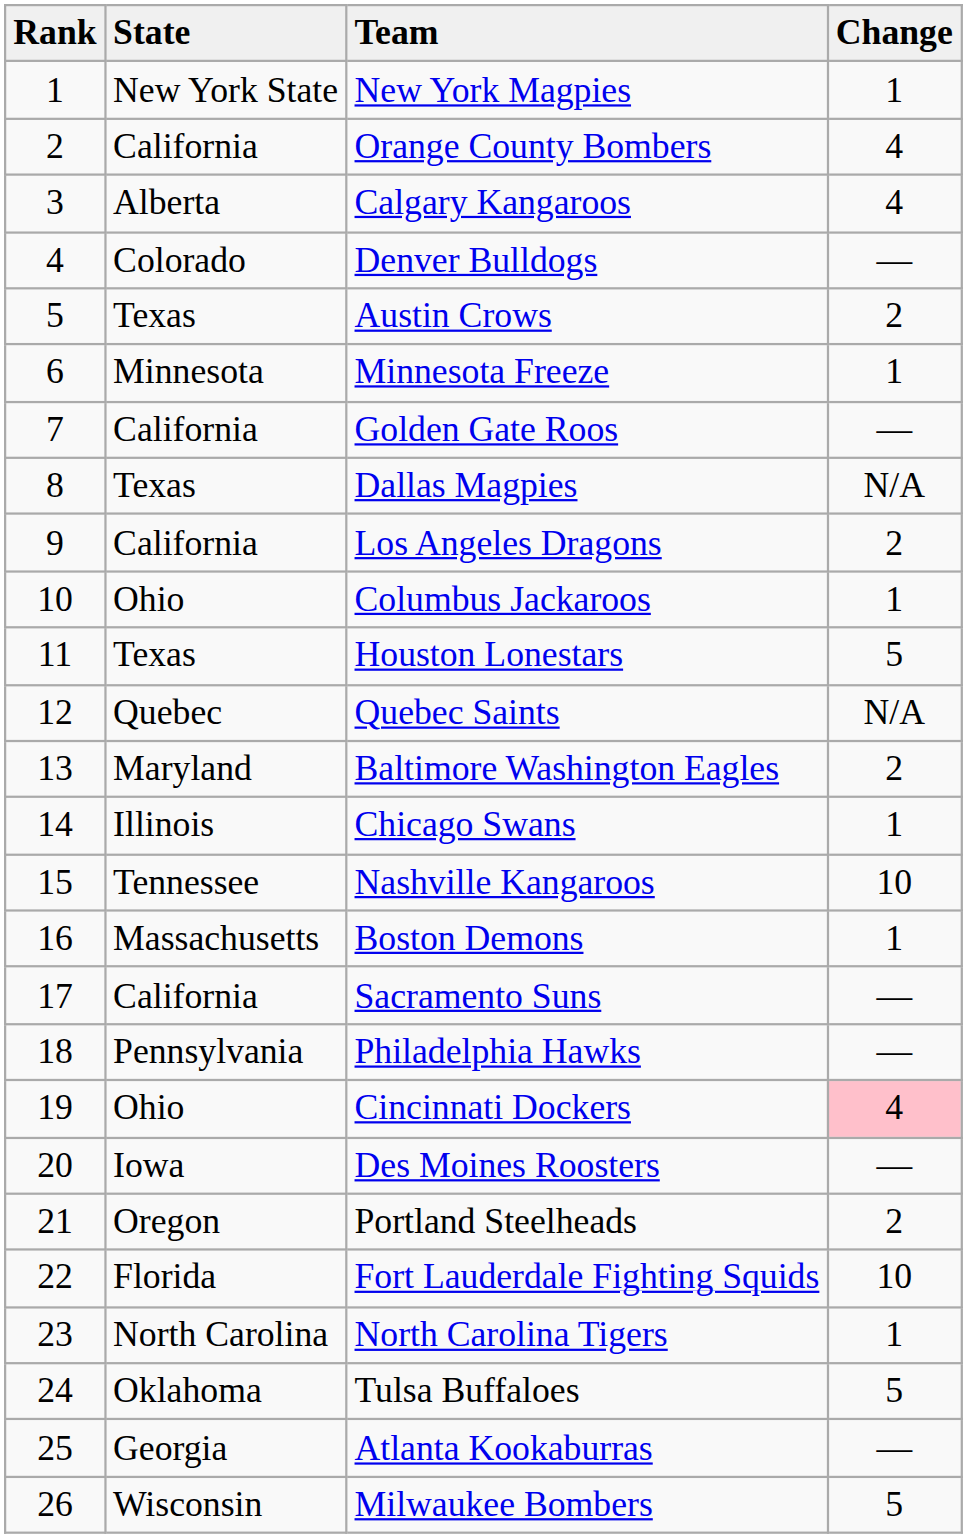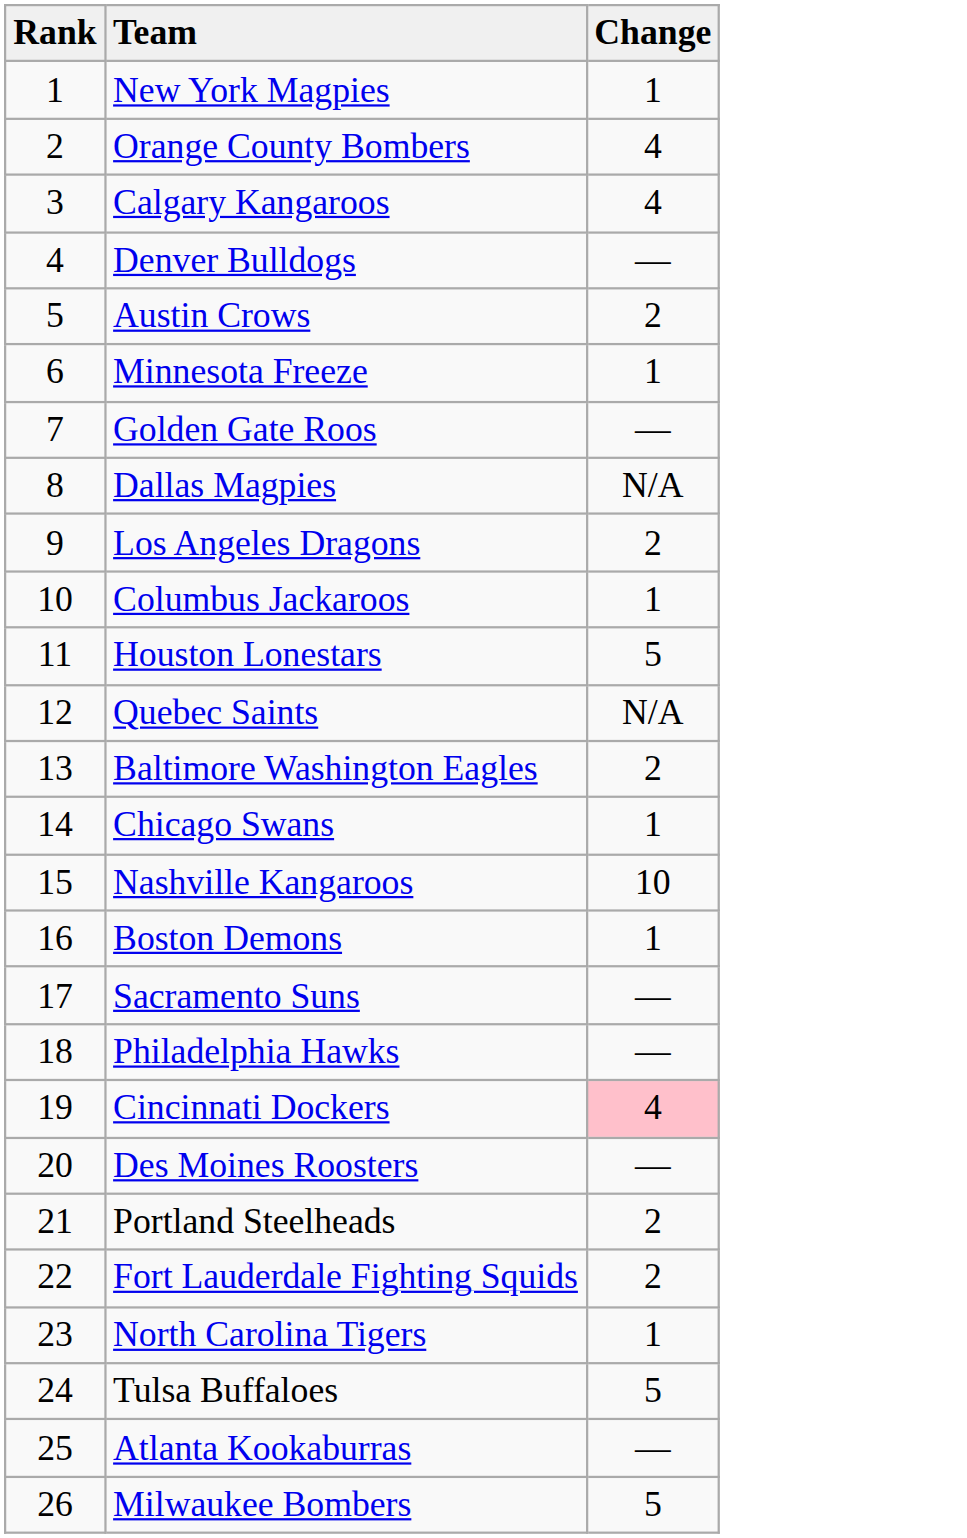- column: (152, 32)
(894, 1277) 10 -> (653, 1277) 2
